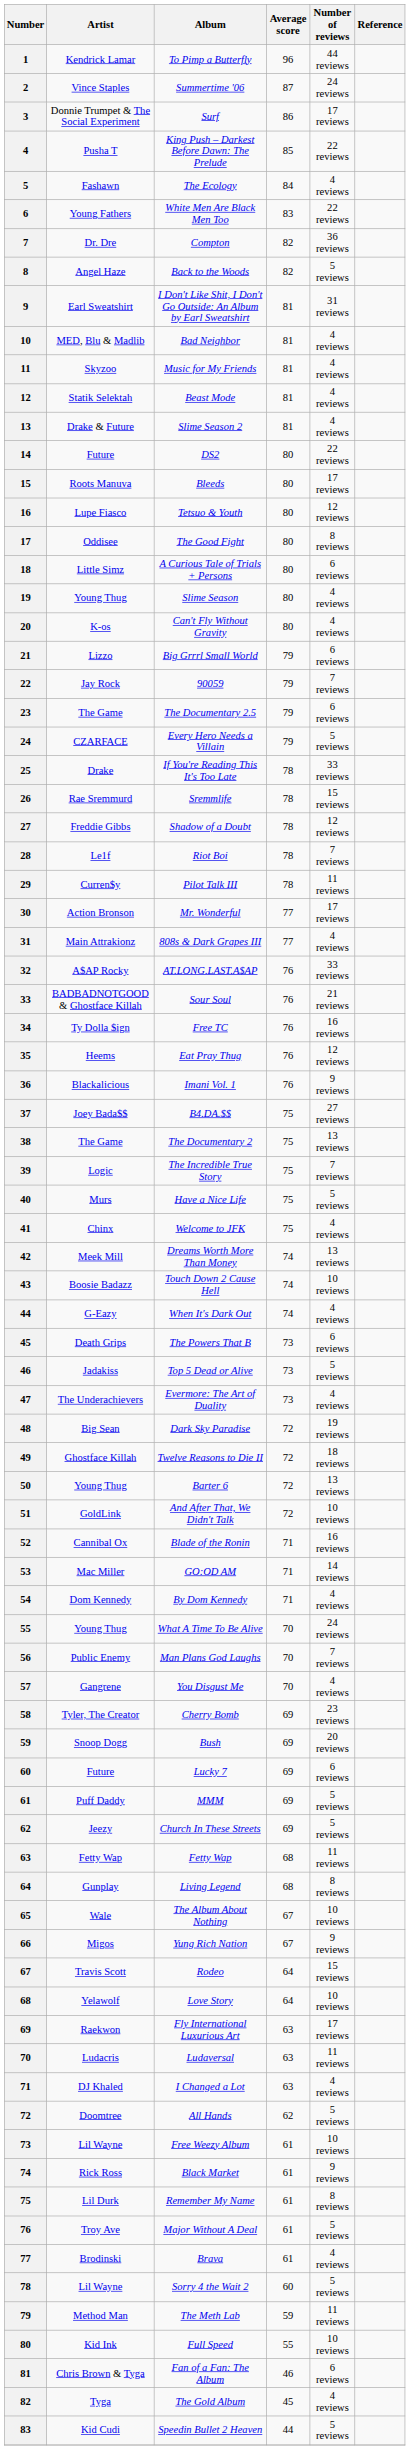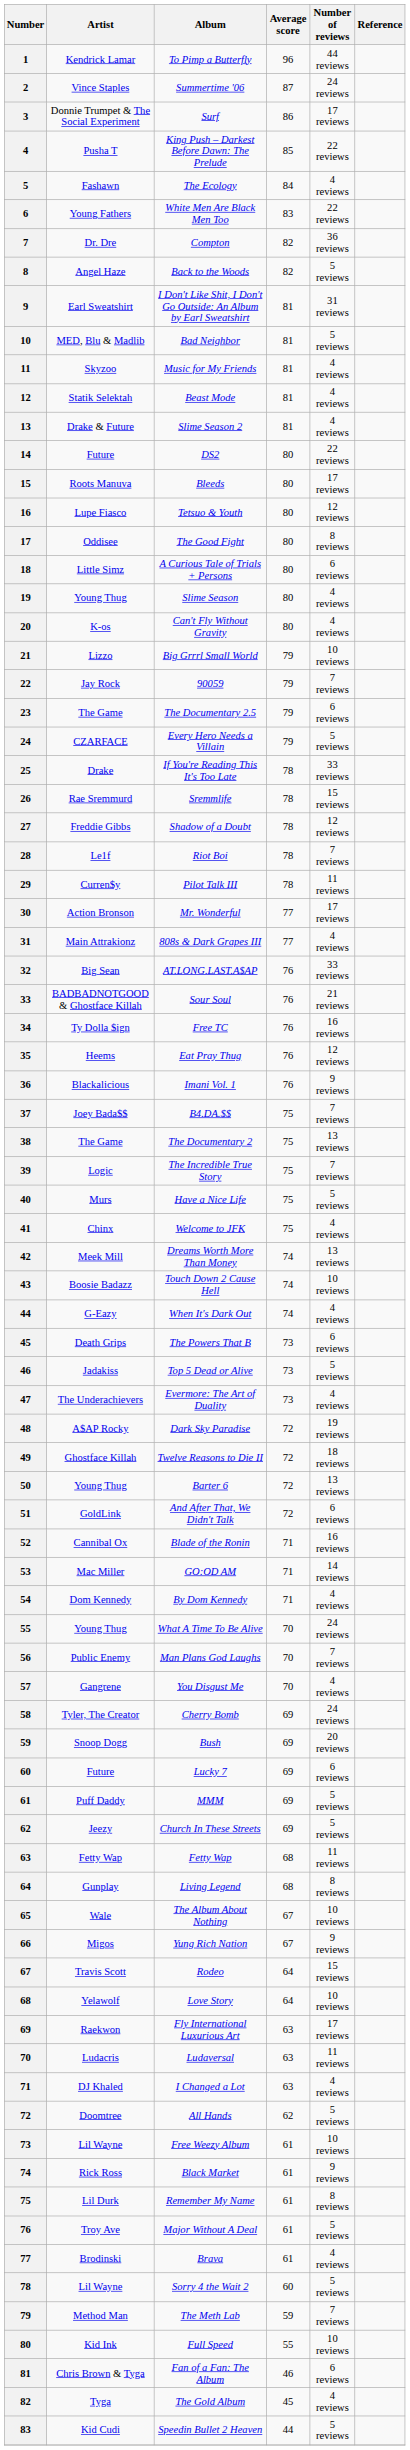(332, 340) 4 reviews -> (332, 340) 5 reviews
(332, 655) 6 reviews -> (332, 655) 10 reviews
(100, 970) A$AP Rocky -> (100, 970) Big Sean
(332, 1113) 27 reviews -> (332, 1113) 7 reviews
(100, 1428) Big Sean -> (100, 1428) A$AP Rocky
(332, 1514) 10 reviews -> (332, 1514) 6 reviews
(332, 1714) 23 reviews -> (332, 1714) 24 reviews
(332, 2316) 11 reviews -> (332, 2316) 7 reviews
